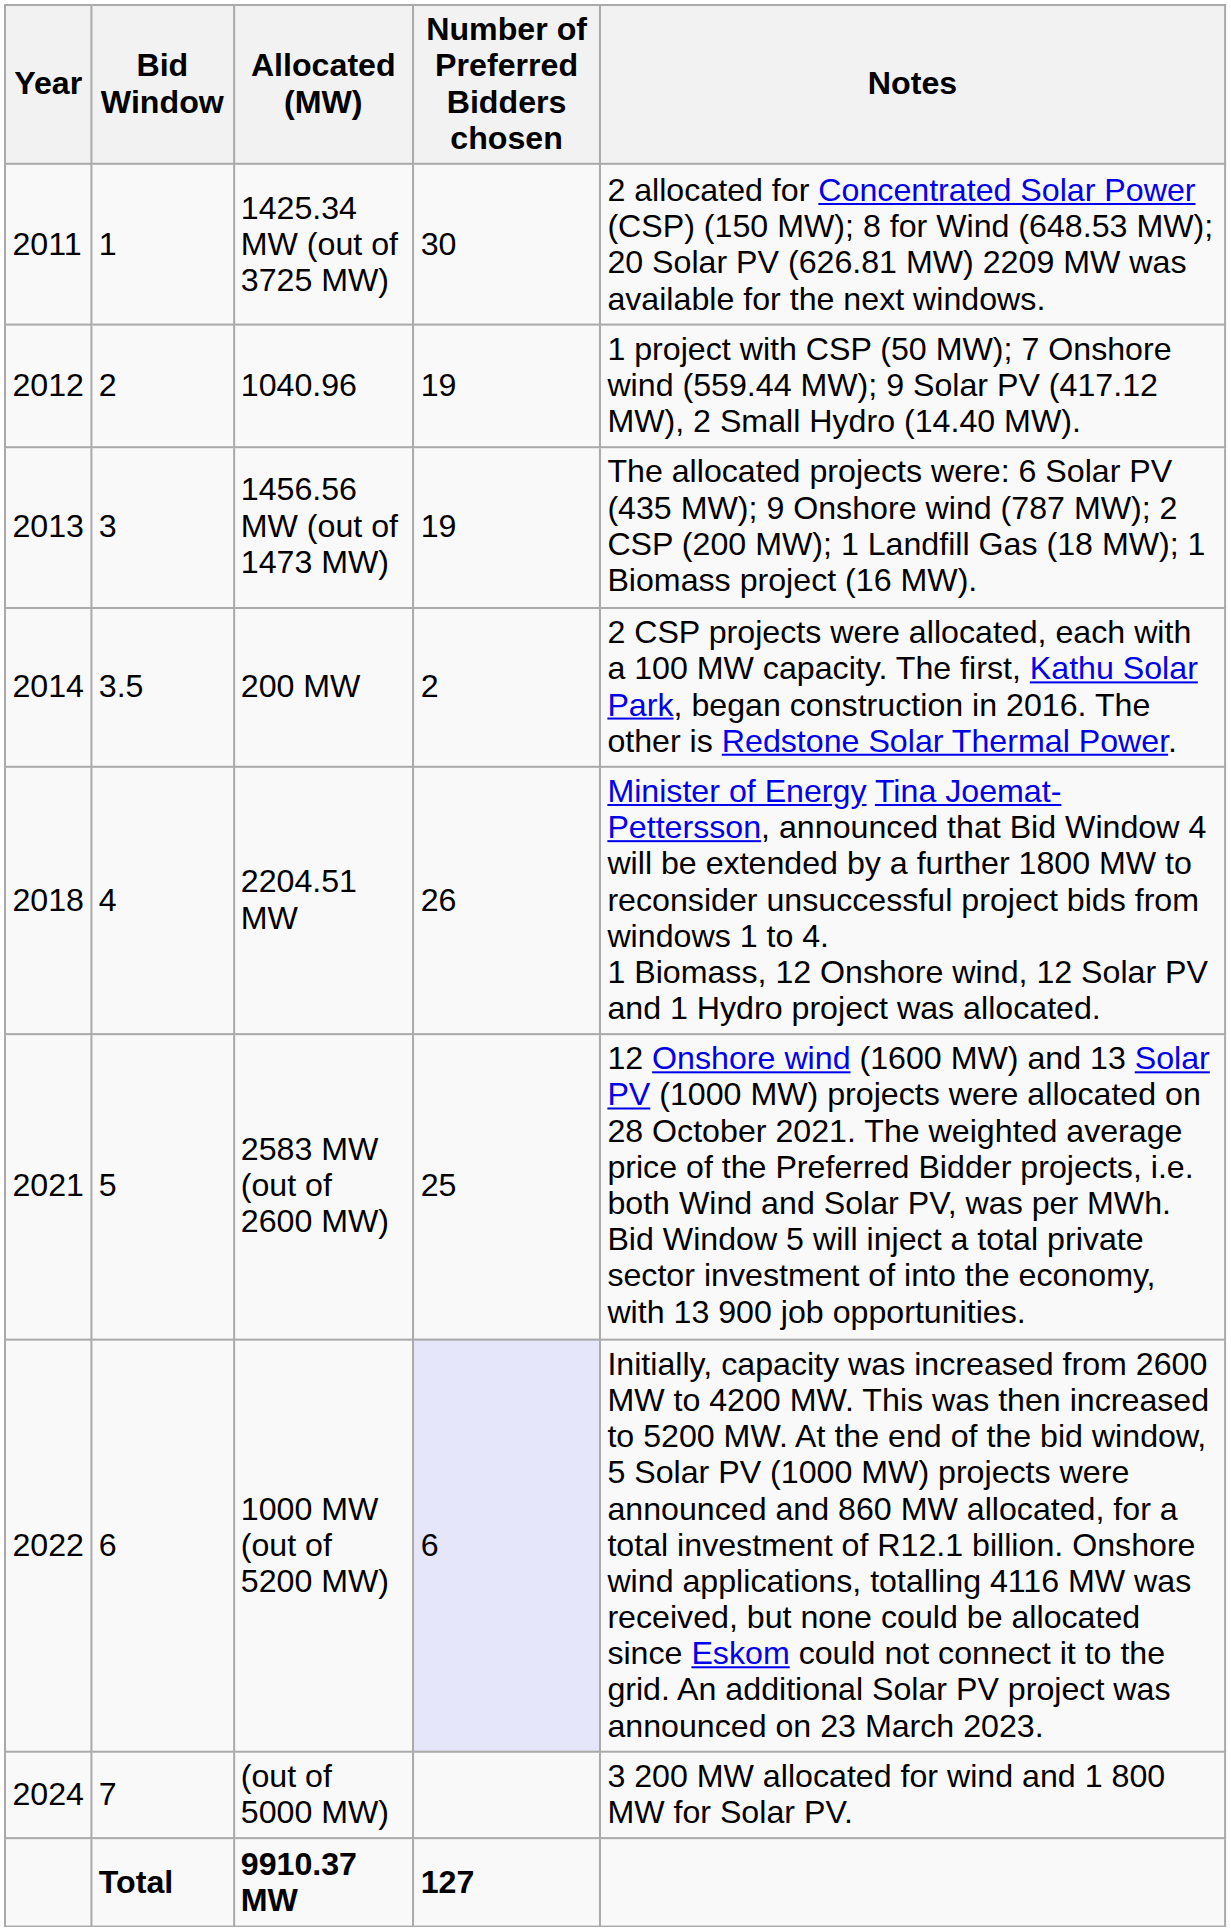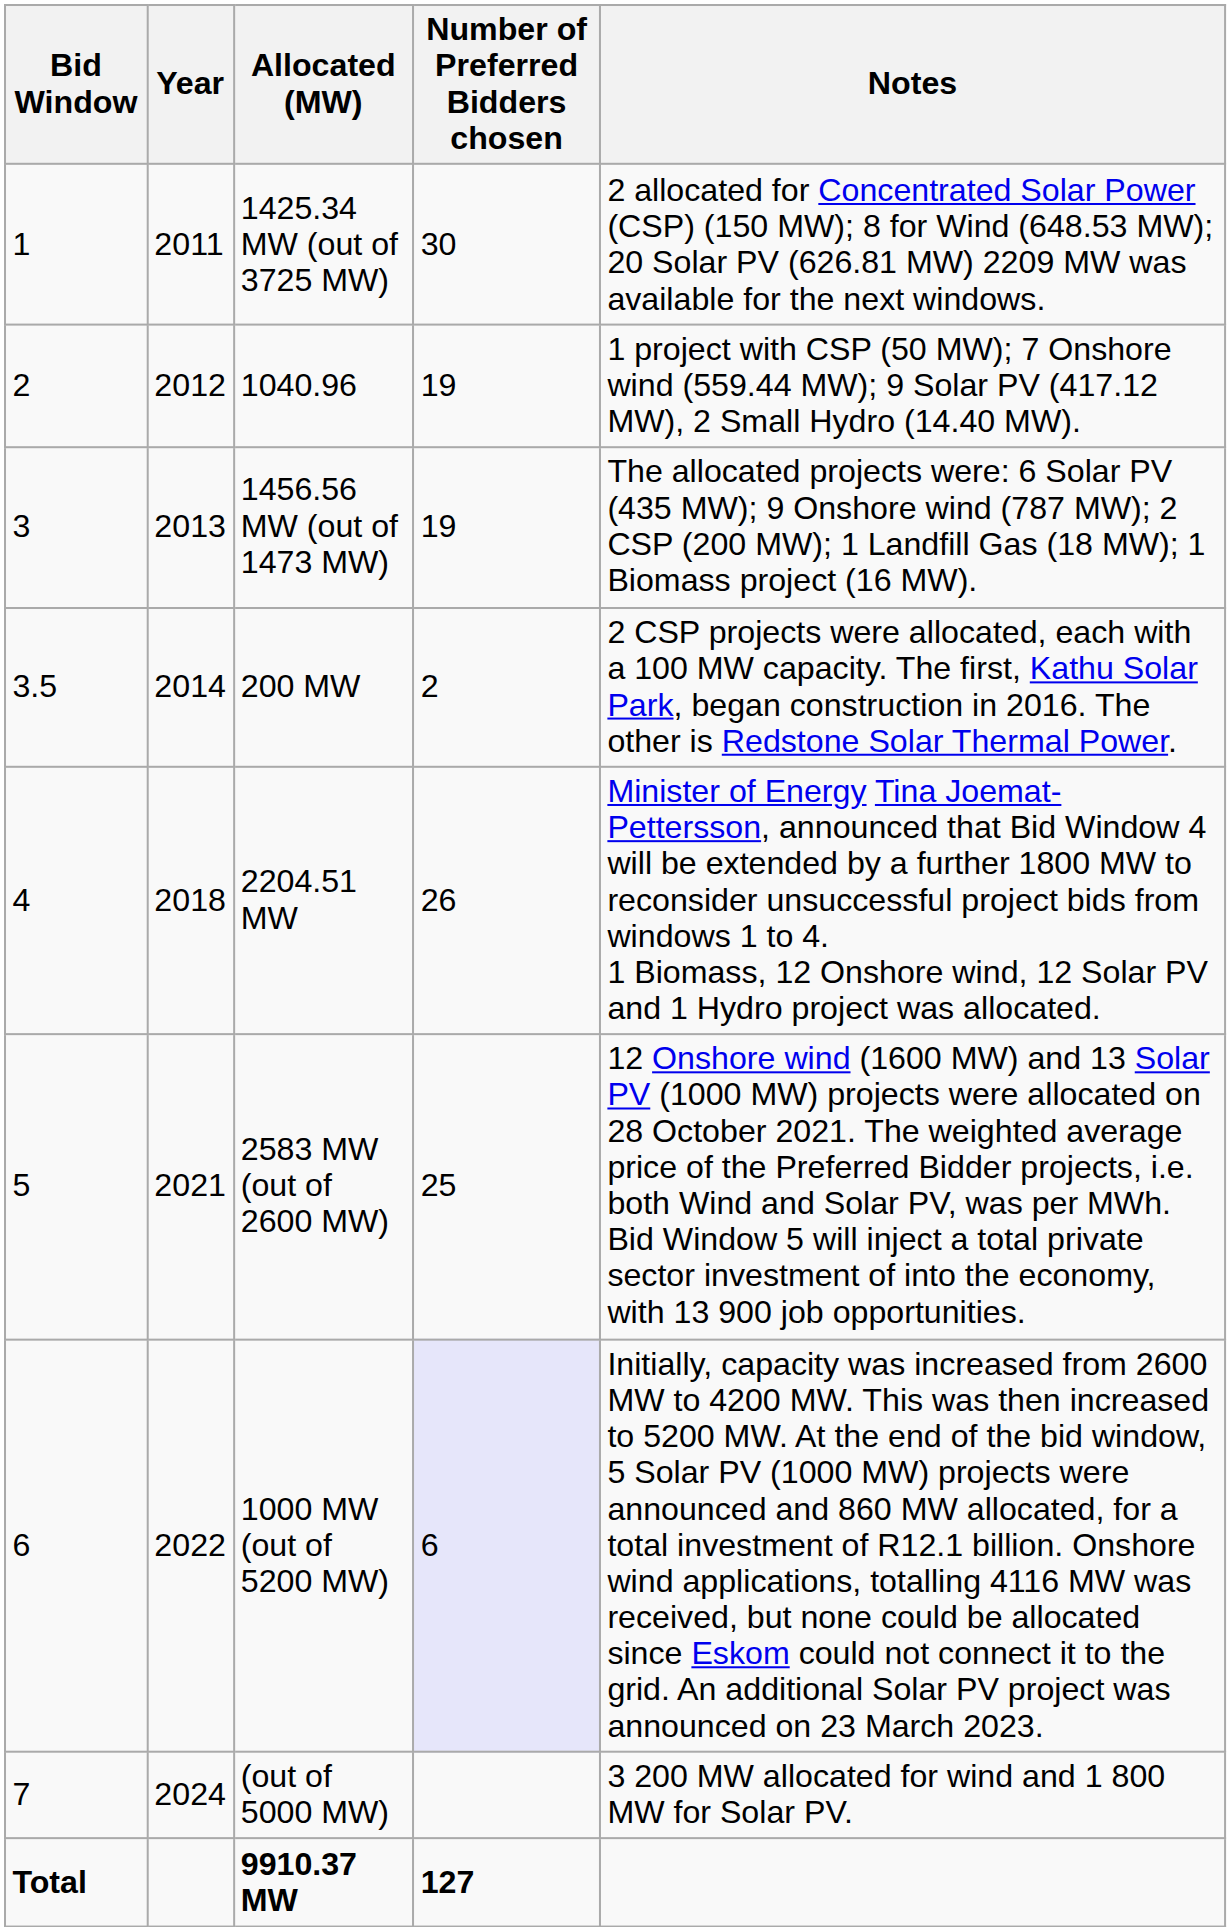columns swapped: (162, 84) <-> (48, 84)
